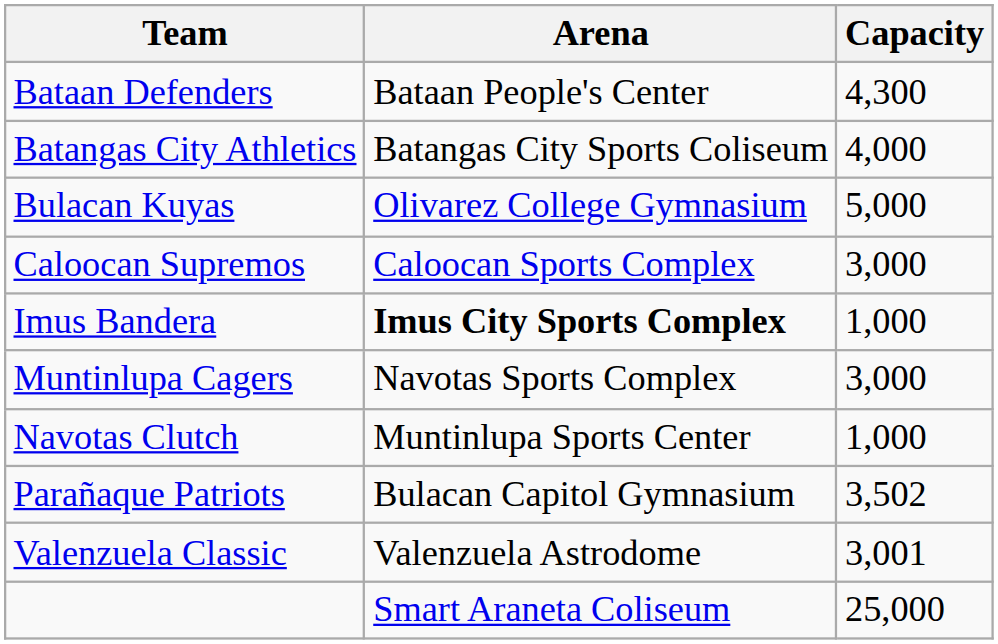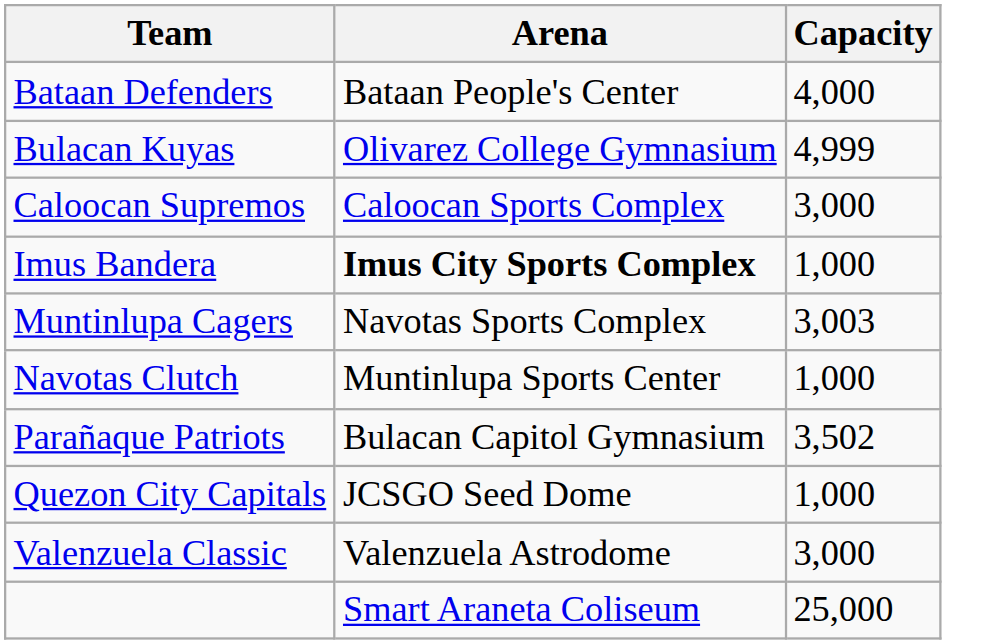(886, 90) 4,300 -> (834, 90) 4,000
- row: (185, 148)
(886, 206) 5,000 -> (834, 148) 4,999
(886, 378) 3,000 -> (834, 321) 3,003
+ row: (170, 494)
(886, 551) 3,001 -> (834, 551) 3,000
